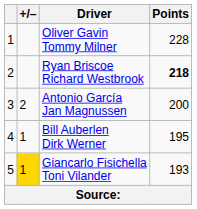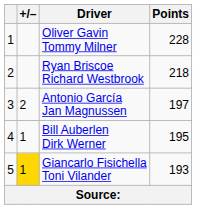(179, 72) bold -> (179, 72) normal
(179, 105) 200 -> (179, 105) 197
